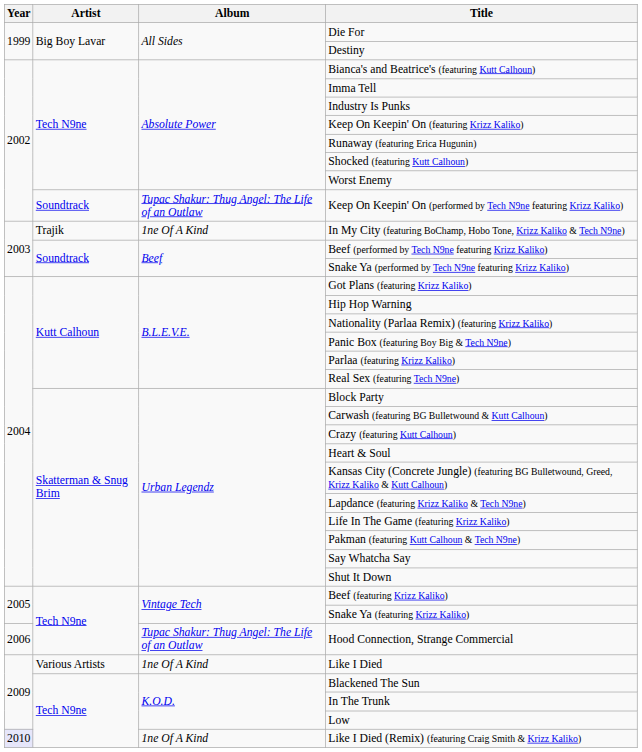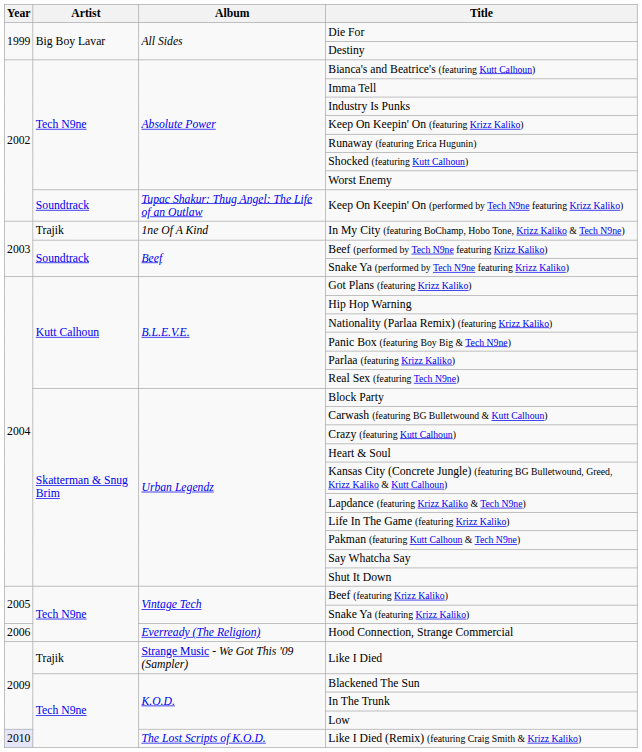(227, 639) Tupac Shakur: Thug Angel: The Life of an Outlaw -> (201, 632) Everready (The Religion)
(70, 664) Various Artists -> (50, 657) Trajik
(175, 664) 1ne Of A Kind -> (217, 657) Strange Music - We Got This '09 (Sampler)
(175, 738) 1ne Of A Kind -> (204, 738) The Lost Scripts of K.O.D.
